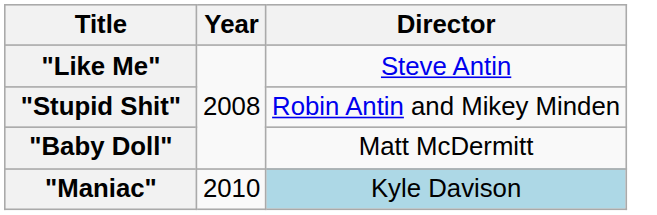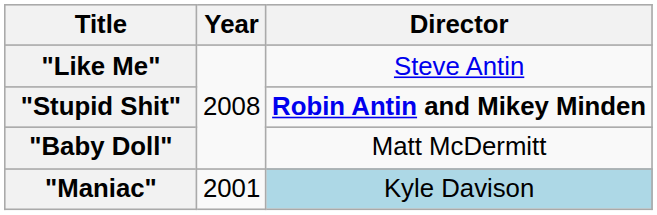(446, 106) normal -> (459, 106) bold
(232, 188) 2010 -> (232, 188) 2001
